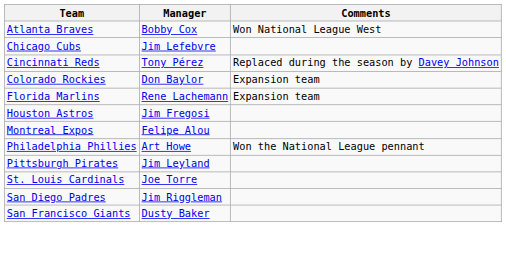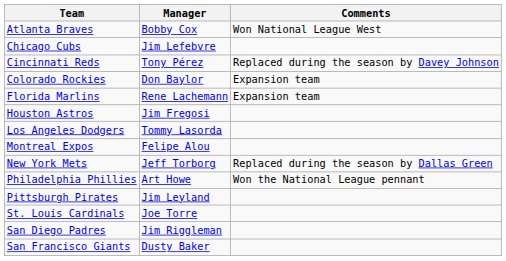+ row: (66, 130)
+ row: (47, 163)
